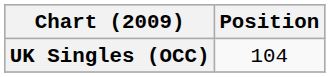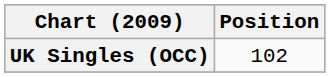(269, 56) 104 -> (269, 56) 102
